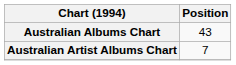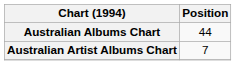(205, 32) 43 -> (205, 32) 44
